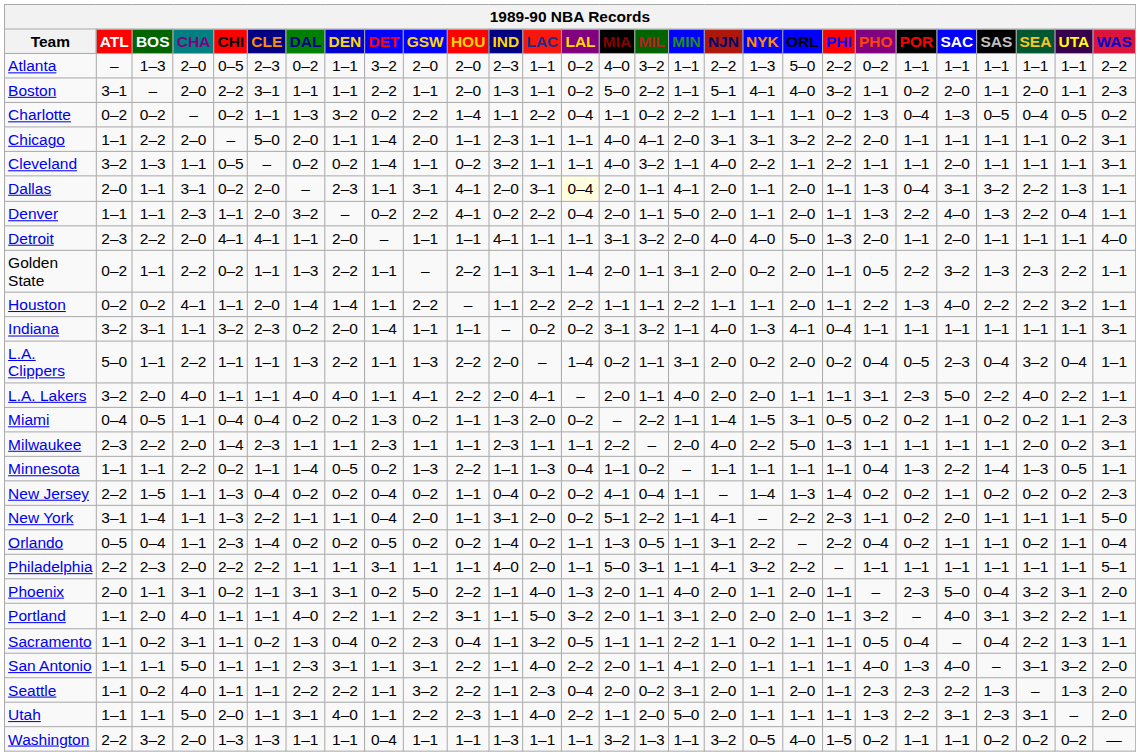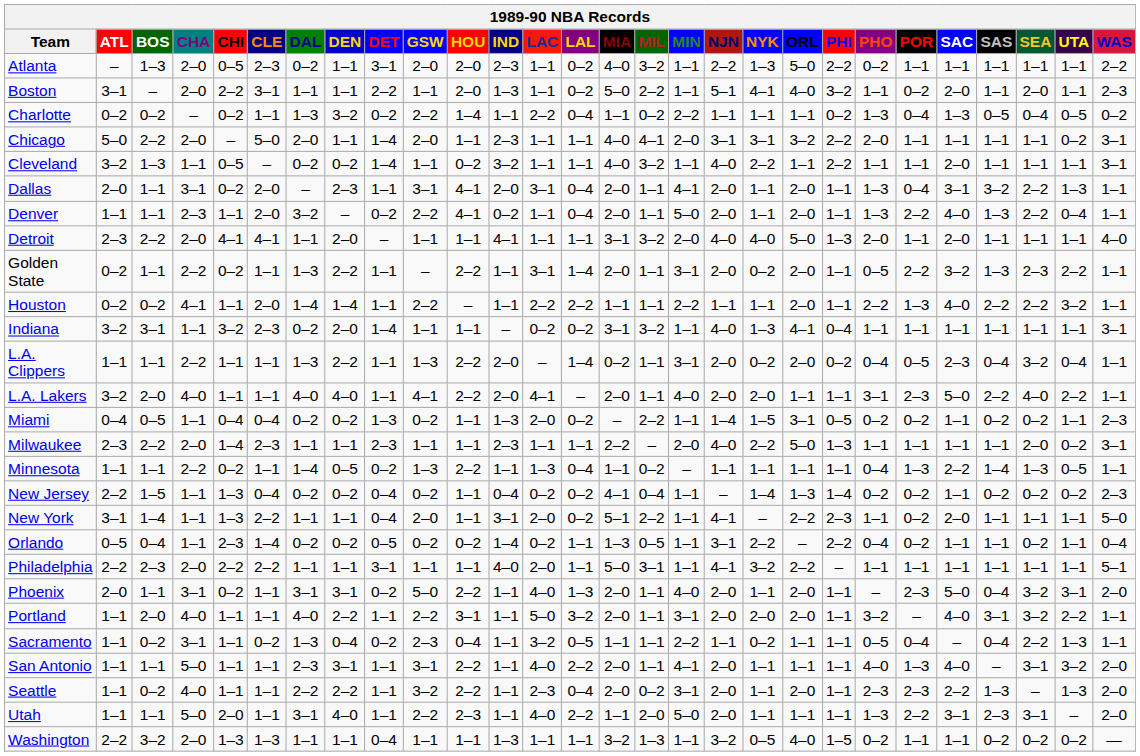(384, 66) 3–2 -> (384, 66) 3–1
(114, 140) 1–1 -> (114, 140) 5–0
(581, 189) lightyellow background -> (581, 189) no background
(542, 213) 2–2 -> (542, 213) 1–1
(114, 362) 5–0 -> (114, 362) 1–1
